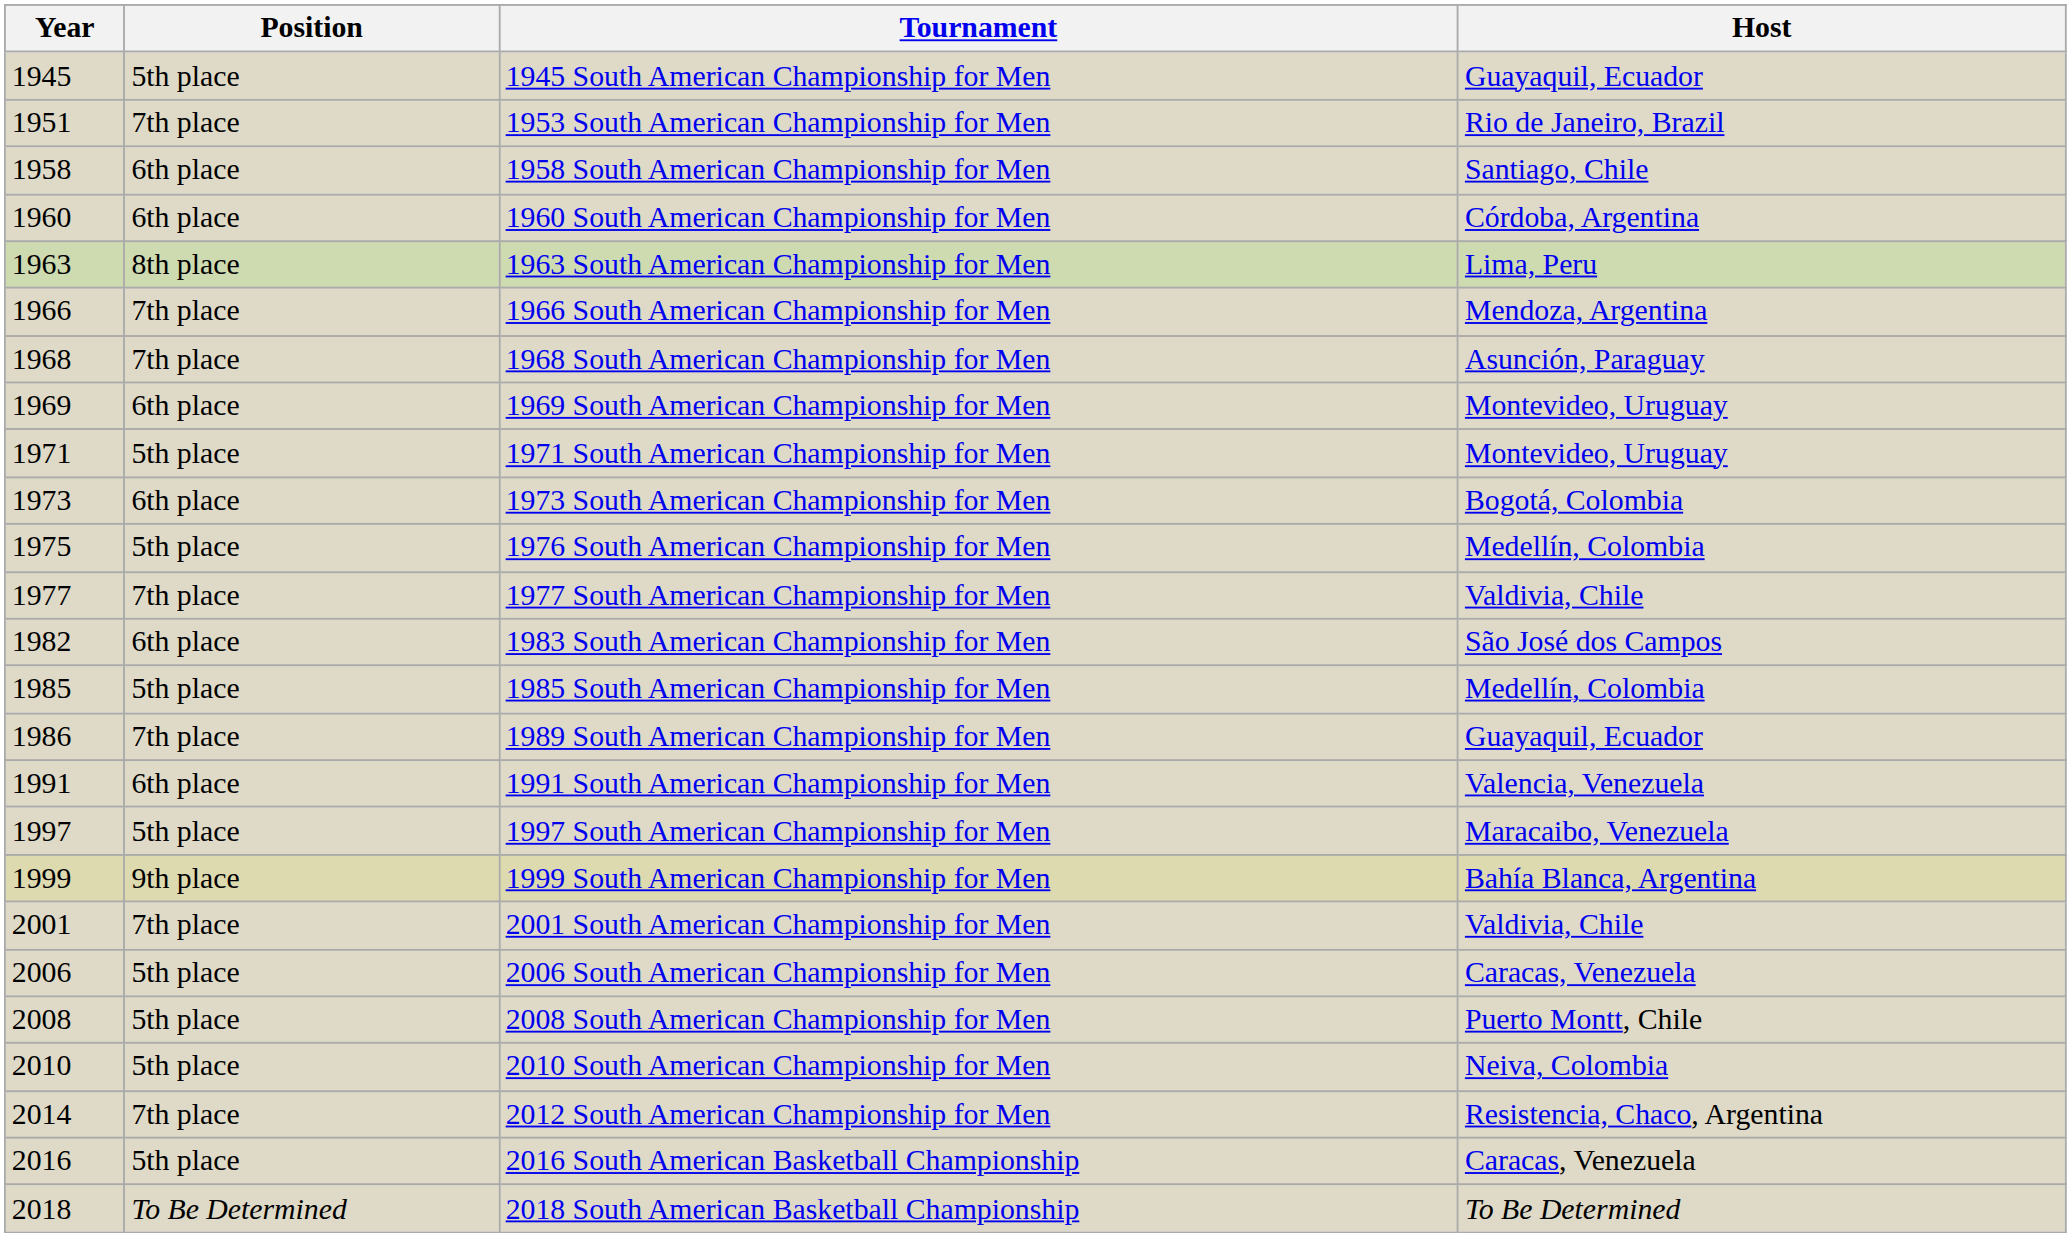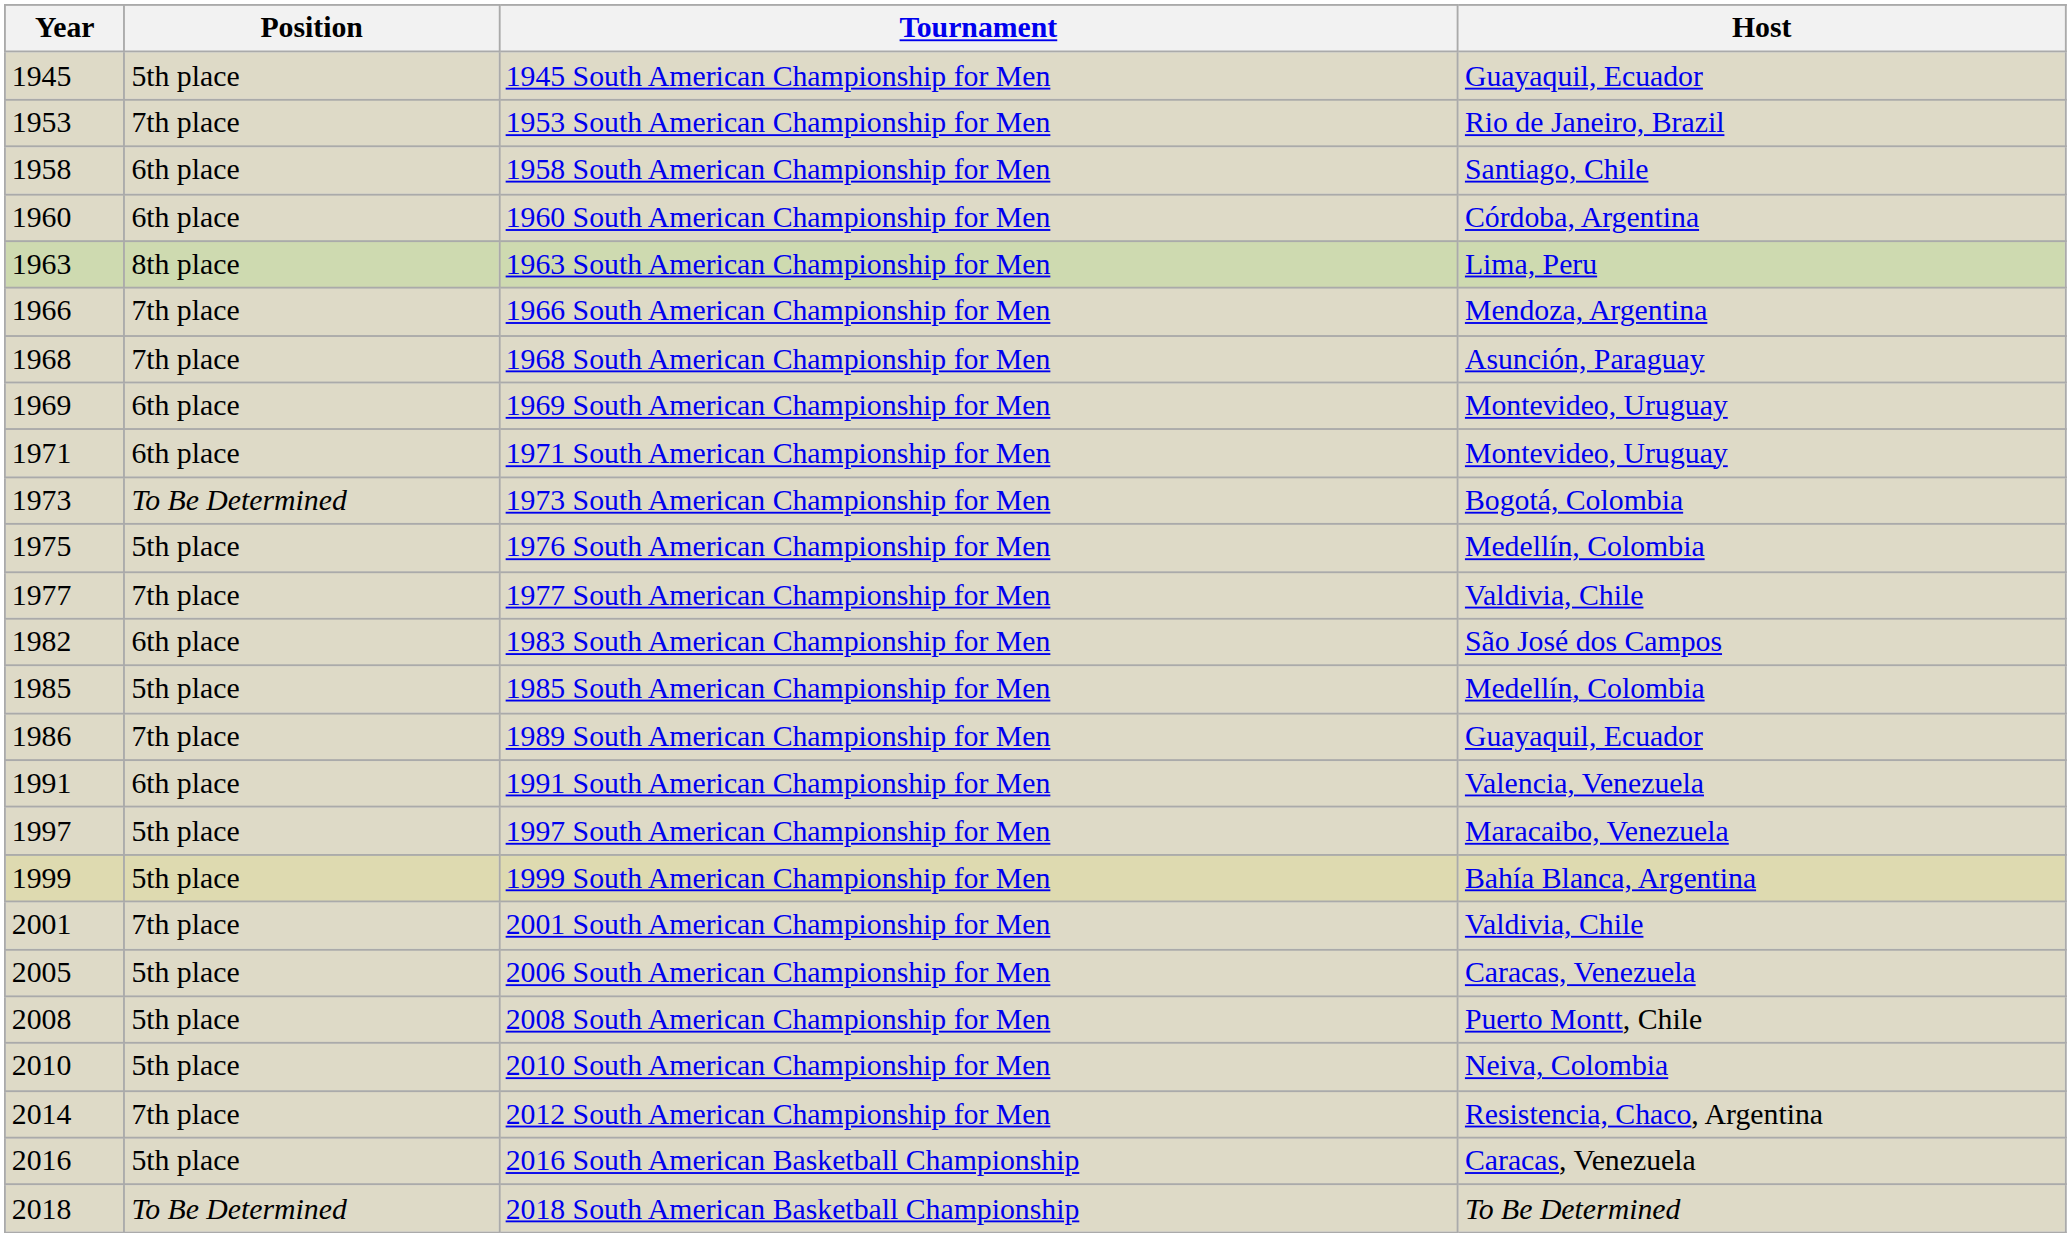(42, 122) 1951 -> (42, 122) 1953
(186, 452) 5th place -> (186, 452) 6th place
(186, 500) 6th place -> (239, 500) To Be Determined
(186, 877) 9th place -> (186, 877) 5th place
(42, 972) 2006 -> (42, 972) 2005
